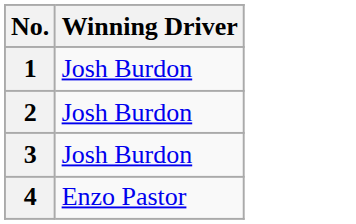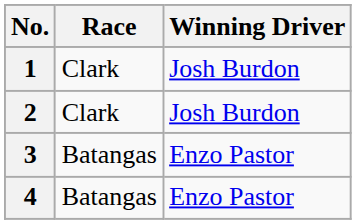+ column: (109, 25)
(127, 154) Josh Burdon -> (232, 154) Enzo Pastor
